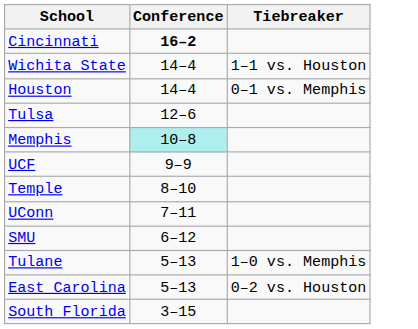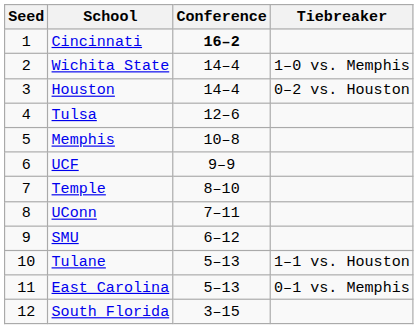+ column: (26, 17)
(299, 66) 1–1 vs. Houston -> (342, 66) 1–0 vs. Memphis
(299, 91) 0–1 vs. Memphis -> (342, 91) 0–2 vs. Houston
(178, 140) paleturquoise background -> (222, 140) no background
(299, 263) 1–0 vs. Memphis -> (342, 263) 1–1 vs. Houston
(299, 287) 0–2 vs. Houston -> (342, 287) 0–1 vs. Memphis
